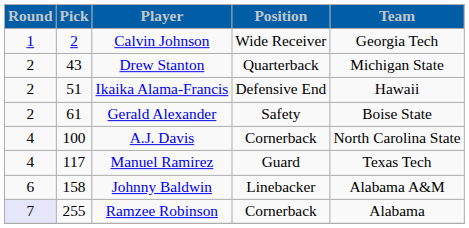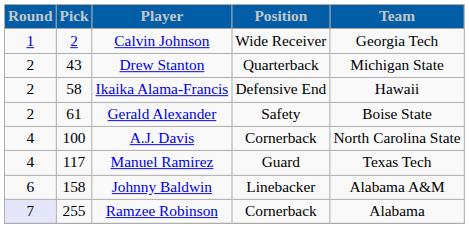(74, 89) 51 -> (74, 89) 58
